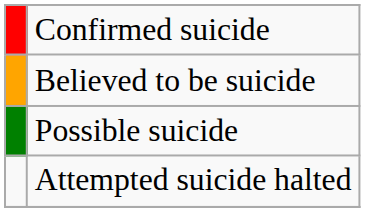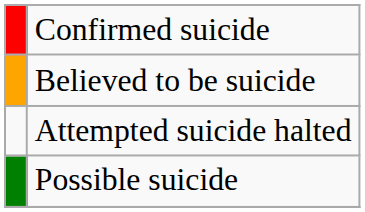rows swapped: (136, 130) <-> (193, 180)
